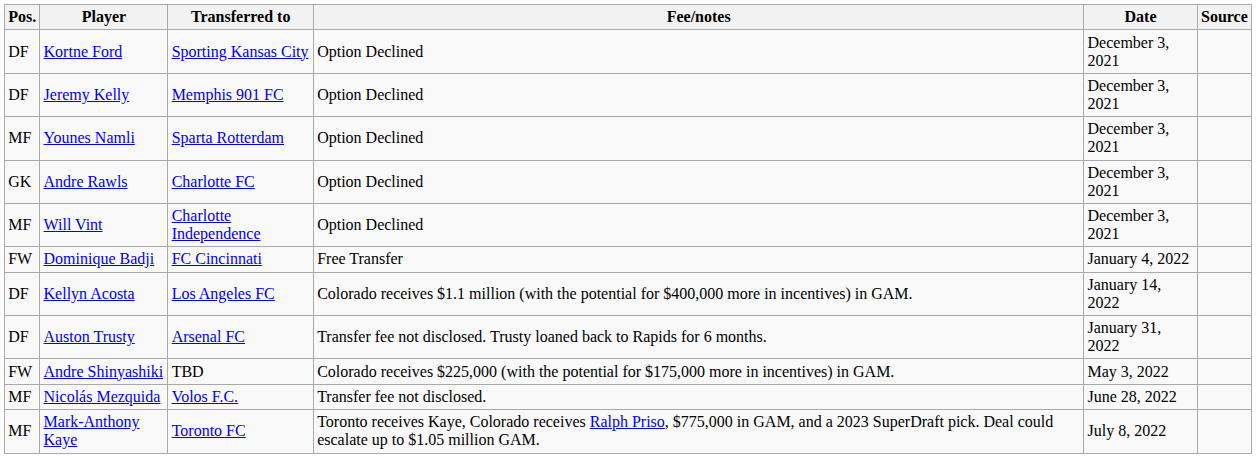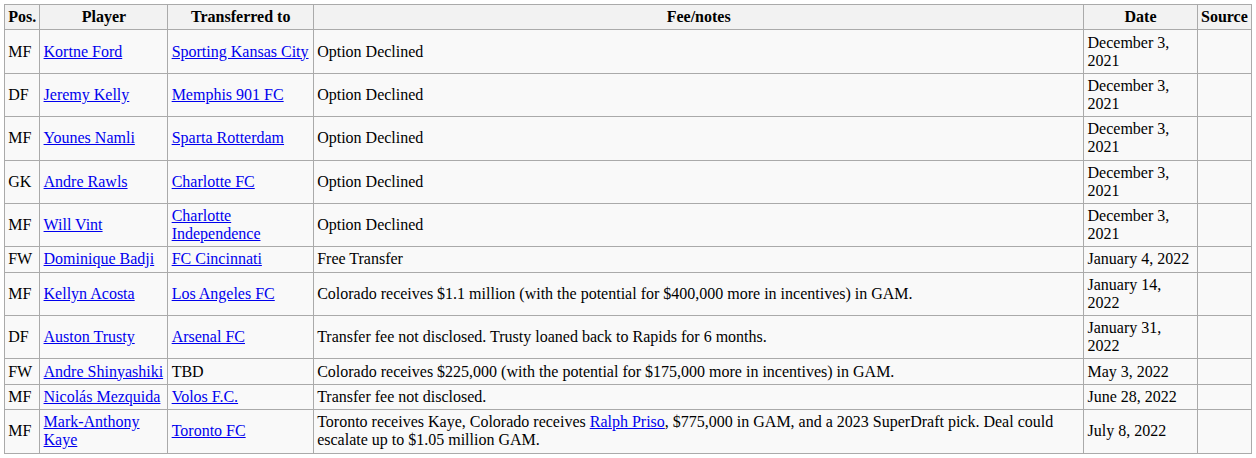(18, 51) DF -> (20, 51) MF
(18, 293) DF -> (20, 293) MF
